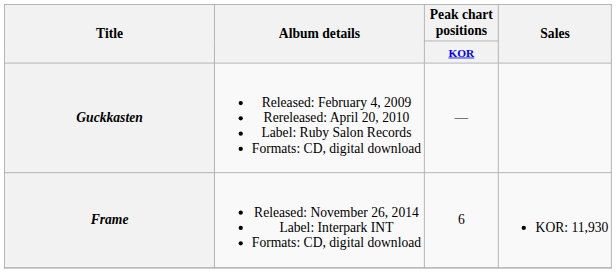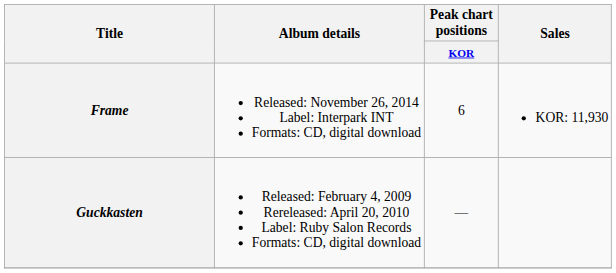rows swapped: (110, 117) <-> (110, 220)
